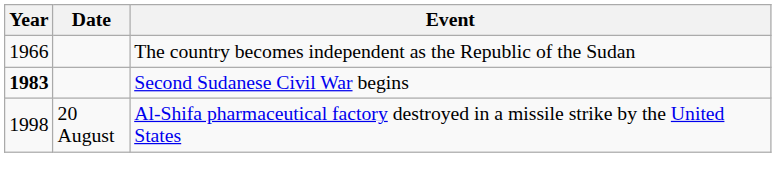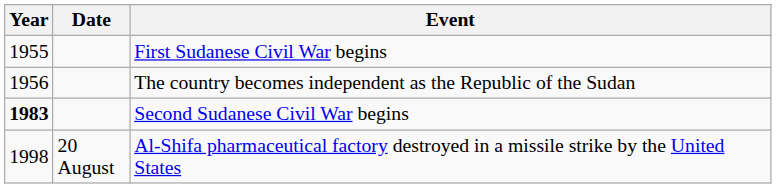+ row: (261, 51)
(29, 51) 1966 -> (29, 82) 1956
